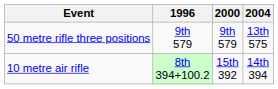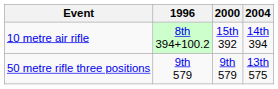rows swapped: (79, 37) <-> (48, 68)
